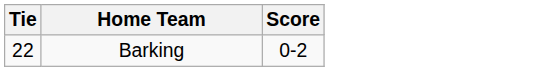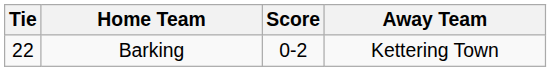+ column: (435, 19)
